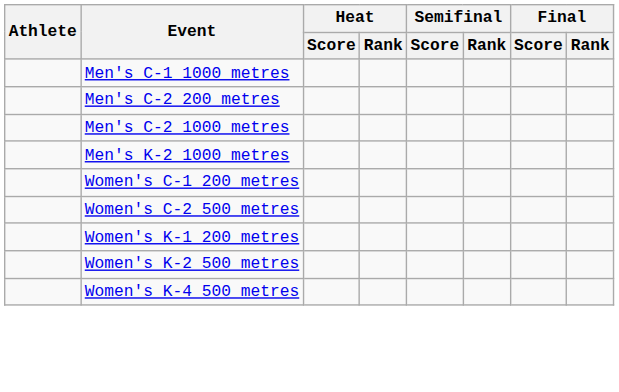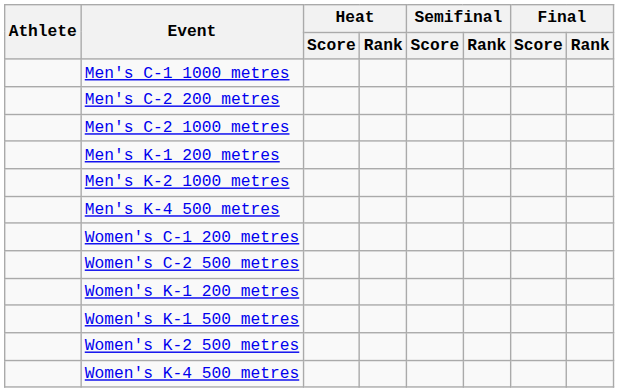+ row: (182, 155)
+ row: (182, 209)
+ row: (192, 319)
